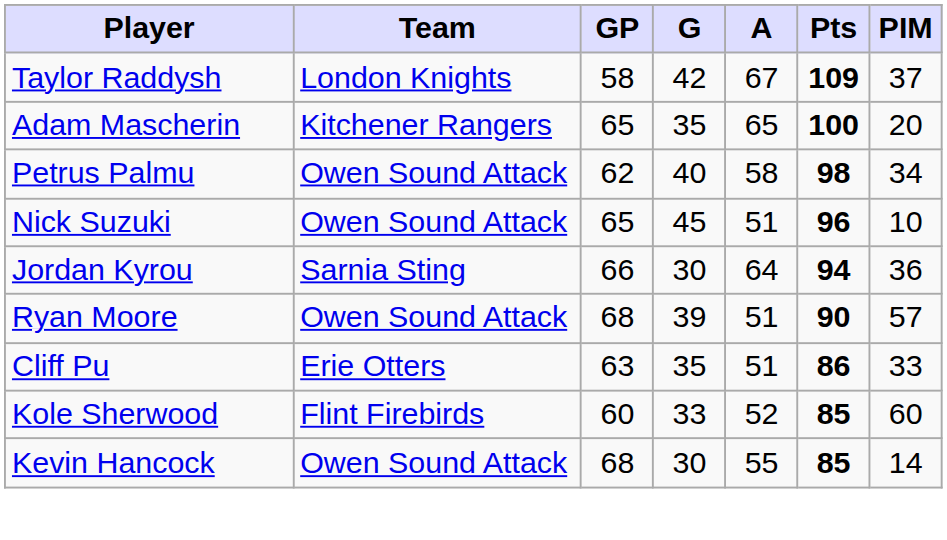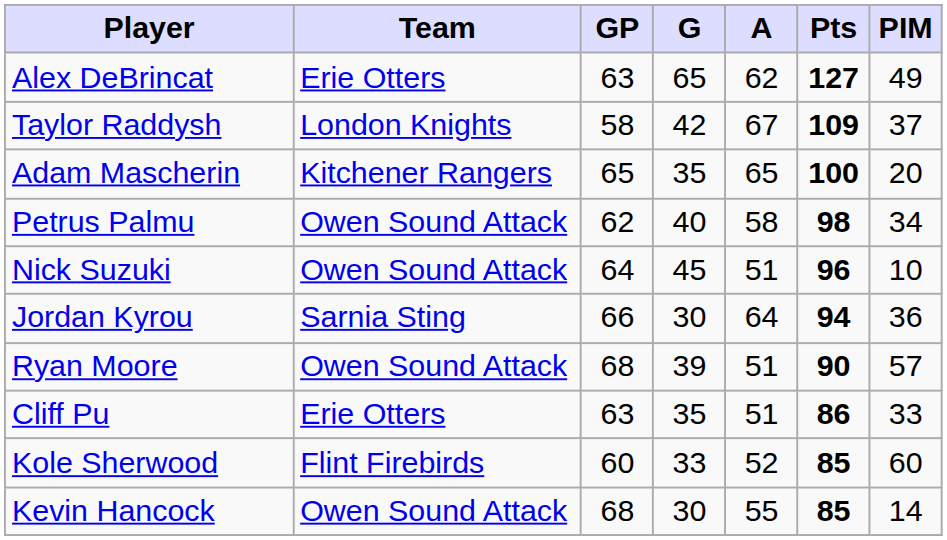+ row: (112, 76)
(617, 221) 65 -> (617, 269) 64
